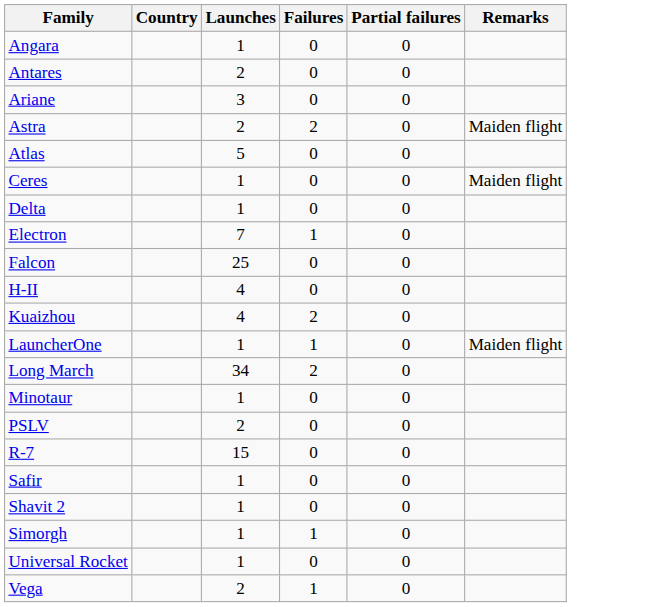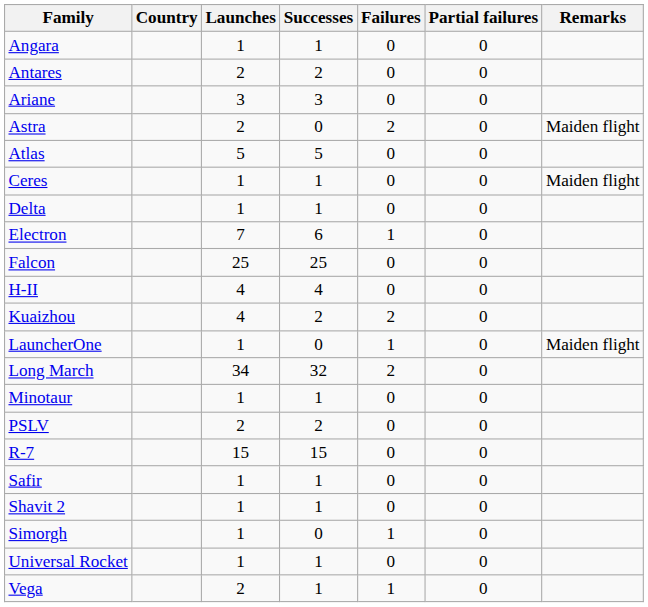+ column: (318, 18)
